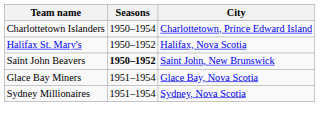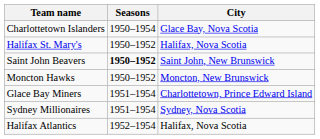(236, 28) Charlottetown, Prince Edward Island -> (209, 28) Glace Bay, Nova Scotia
+ row: (41, 77)
(209, 77) Glace Bay, Nova Scotia -> (236, 93) Charlottetown, Prince Edward Island
+ row: (42, 126)
